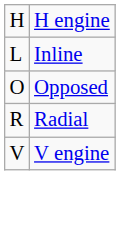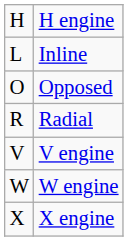+ row: (79, 185)
+ row: (77, 218)
